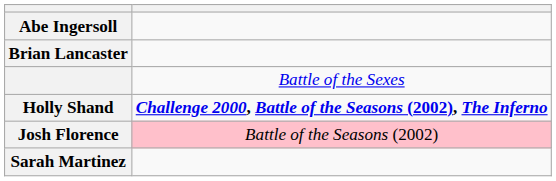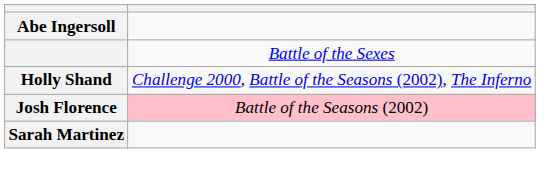- row: (68, 53)
(342, 107) bold -> (332, 80) normal
